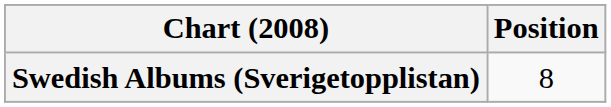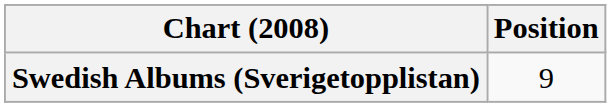(546, 76) 8 -> (546, 76) 9
